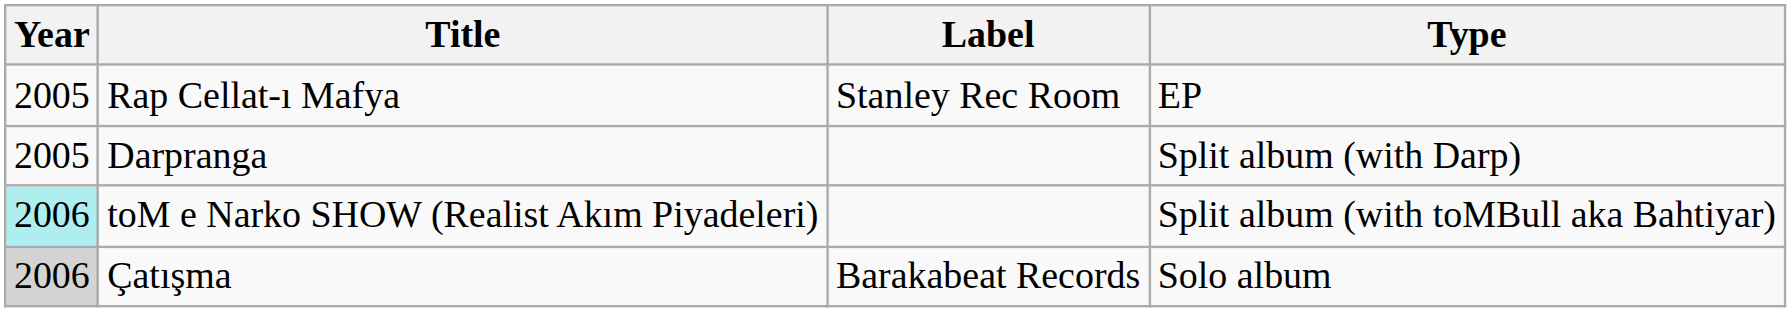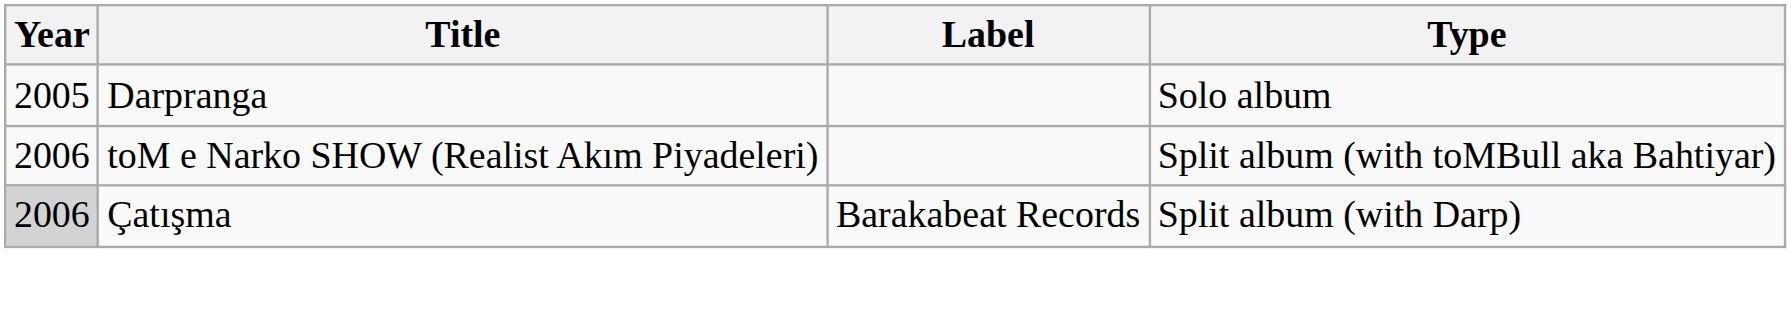- row: (254, 94)
(1339, 154) Split album (with Darp) -> (1245, 94) Solo album
(52, 214) paleturquoise background -> (52, 154) no background
(1245, 275) Solo album -> (1339, 214) Split album (with Darp)
